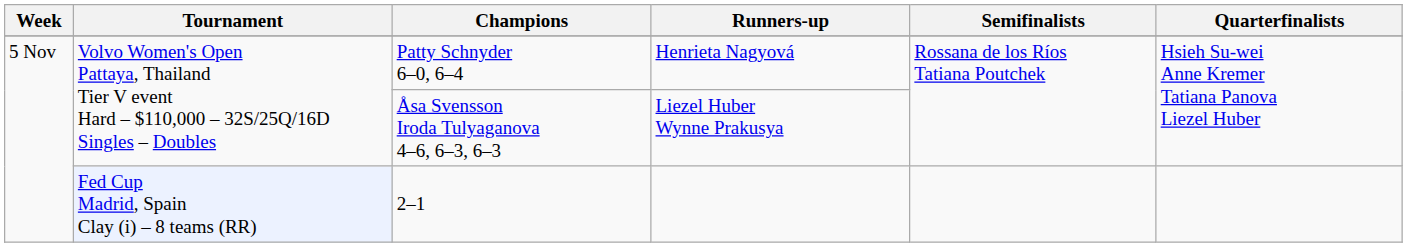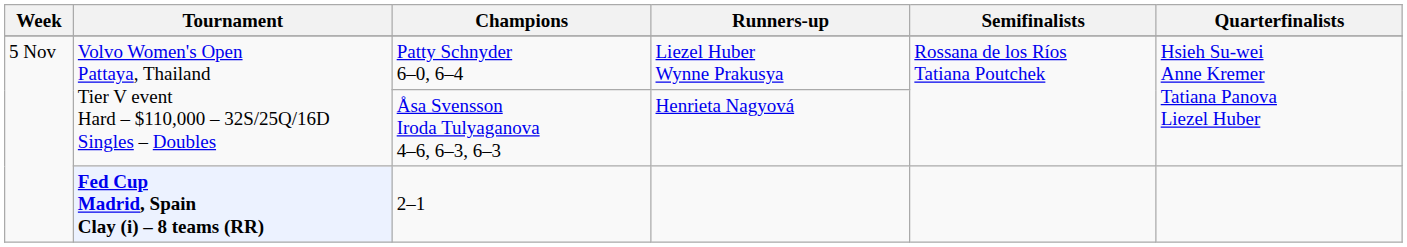(725, 51) Henrieta Nagyová -> (720, 62) Liezel Huber Wynne Prakusya
(720, 116) Liezel Huber Wynne Prakusya -> (725, 105) Henrieta Nagyová
(167, 204) normal -> (171, 204) bold
